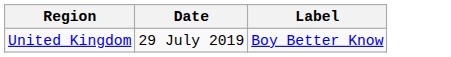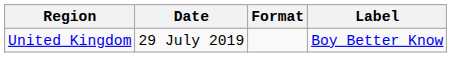+ column: (278, 17)
